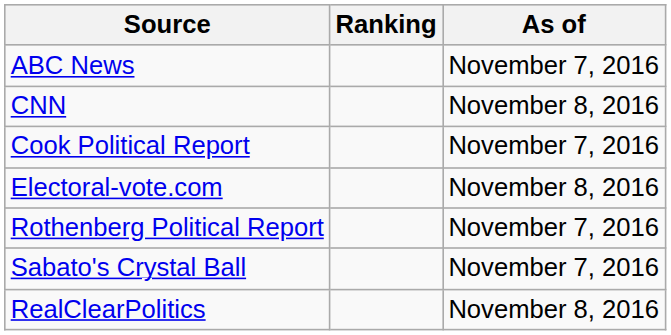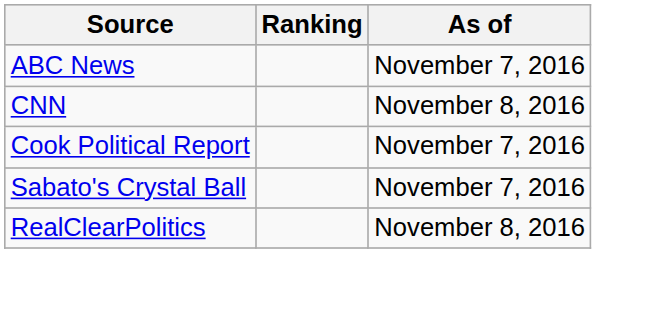- row: (117, 187)
- row: (167, 227)
